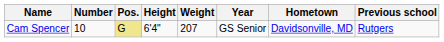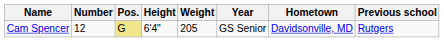(80, 28) 10 -> (80, 28) 12
(189, 28) 207 -> (189, 28) 205
